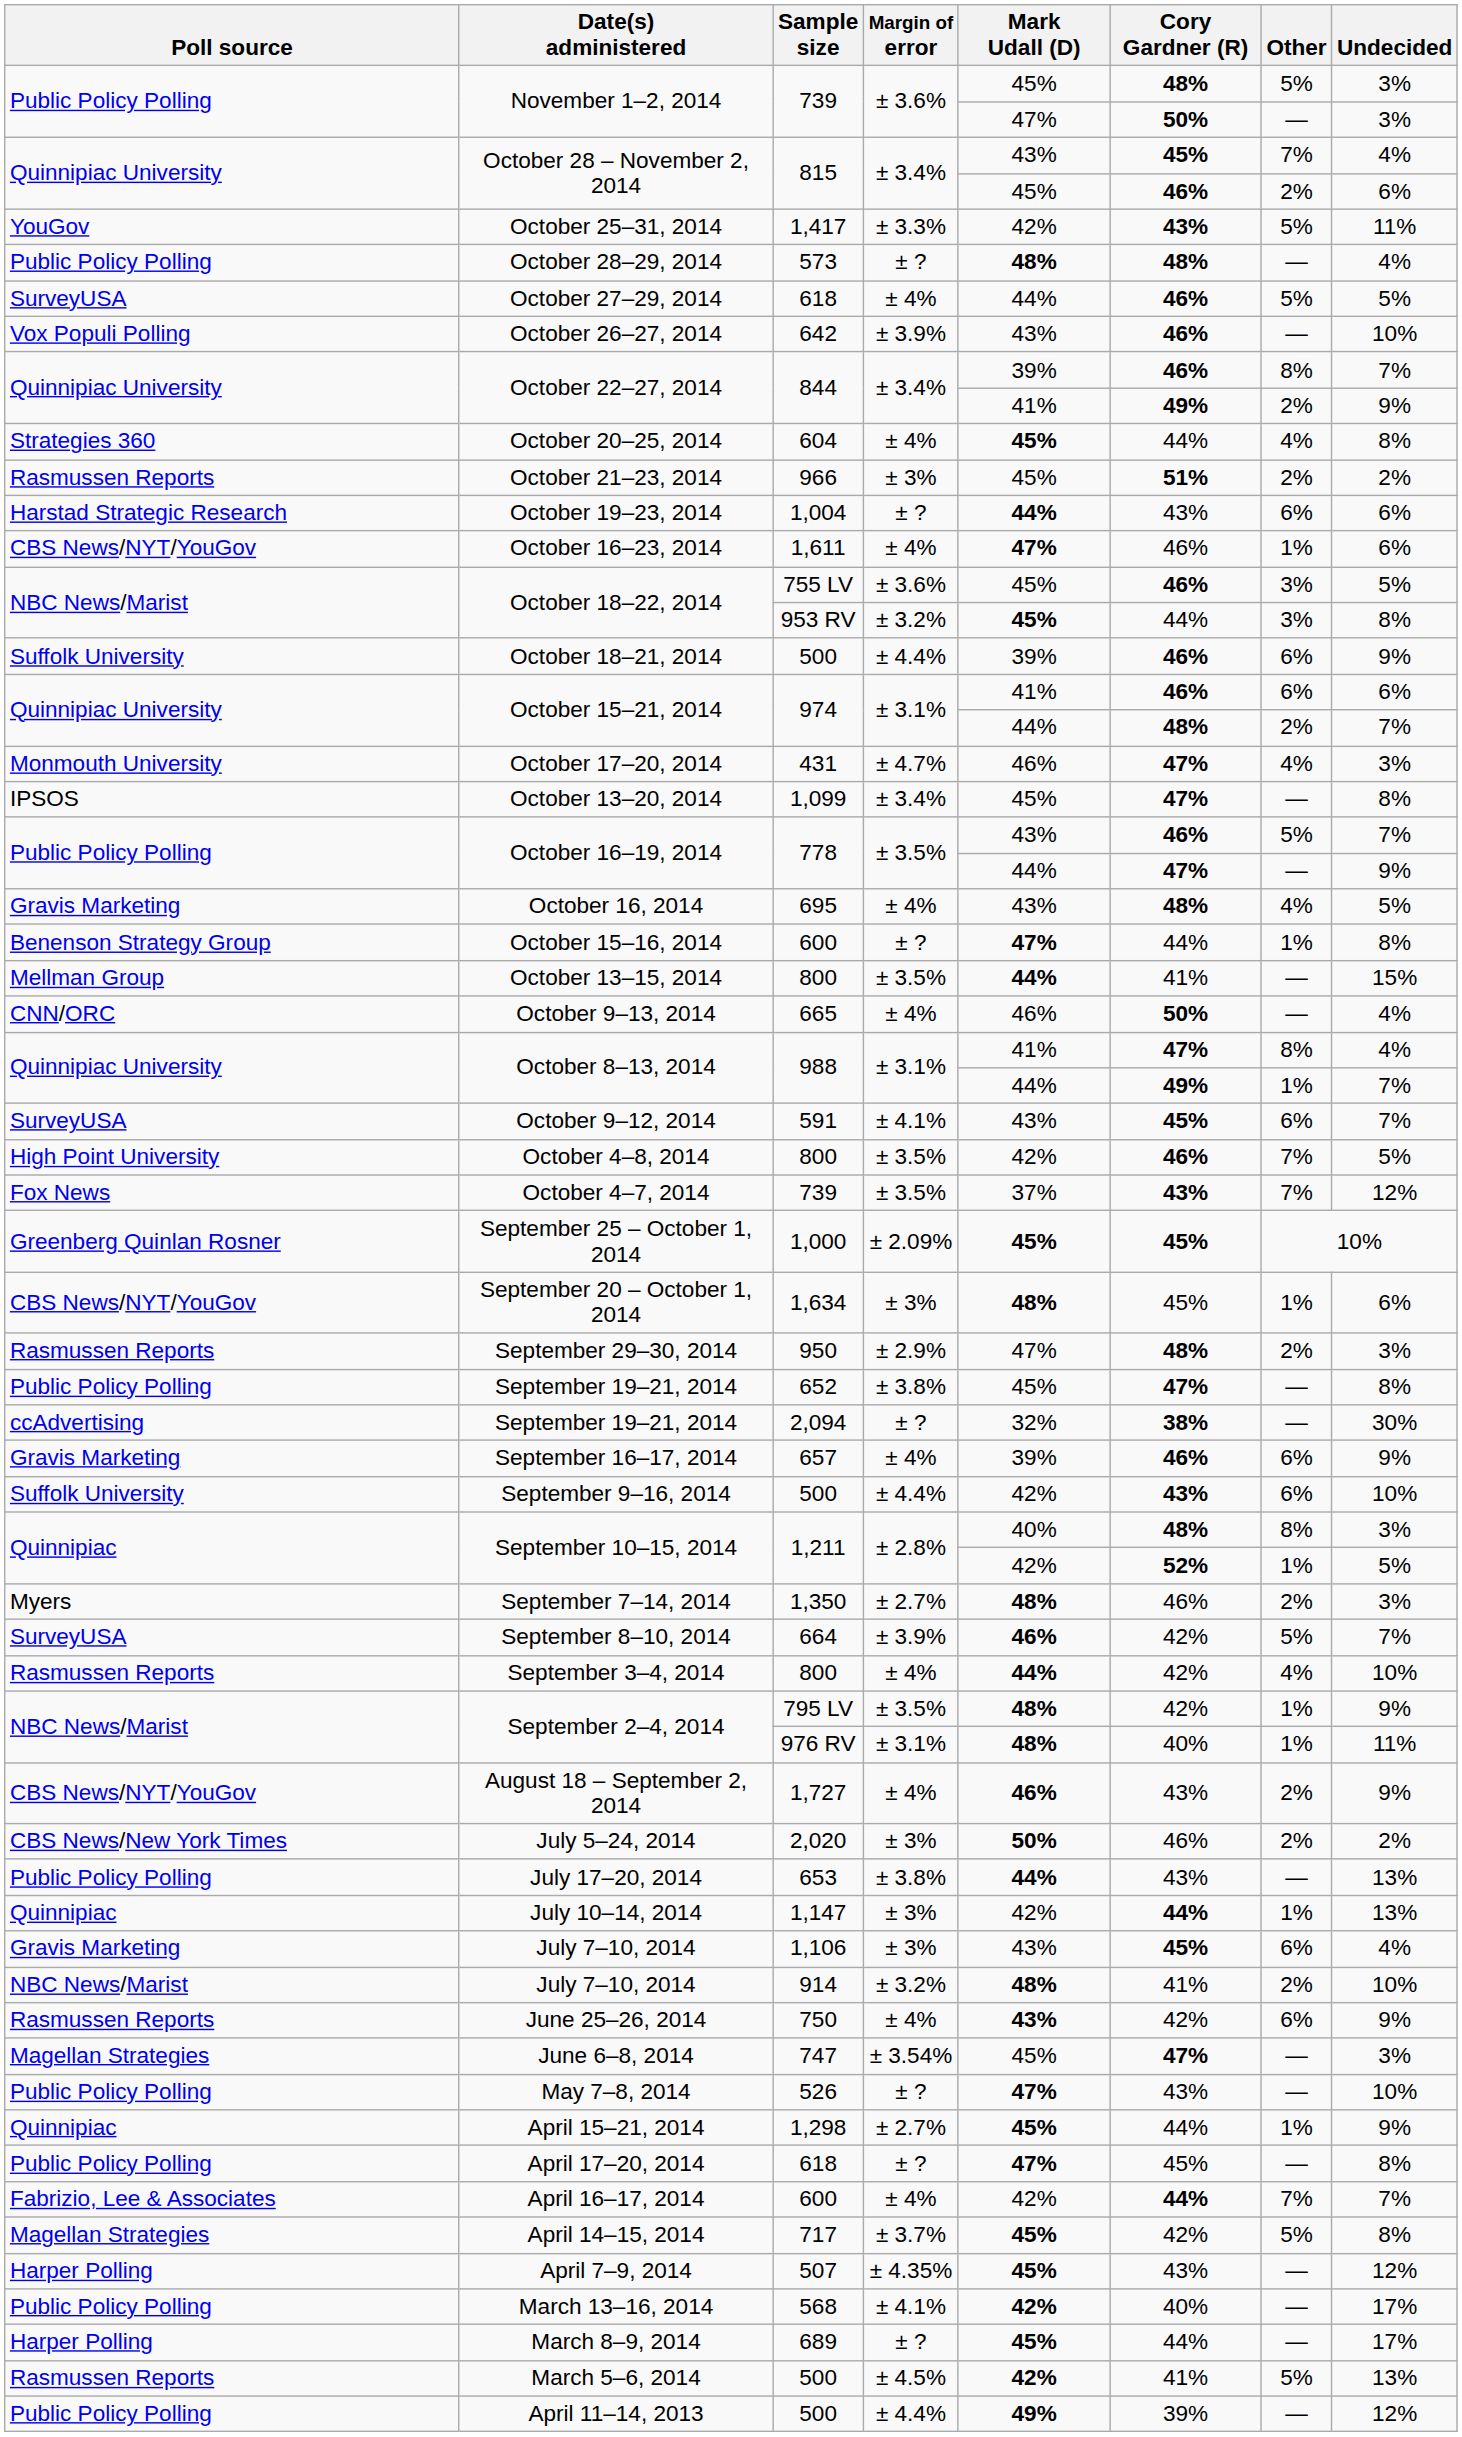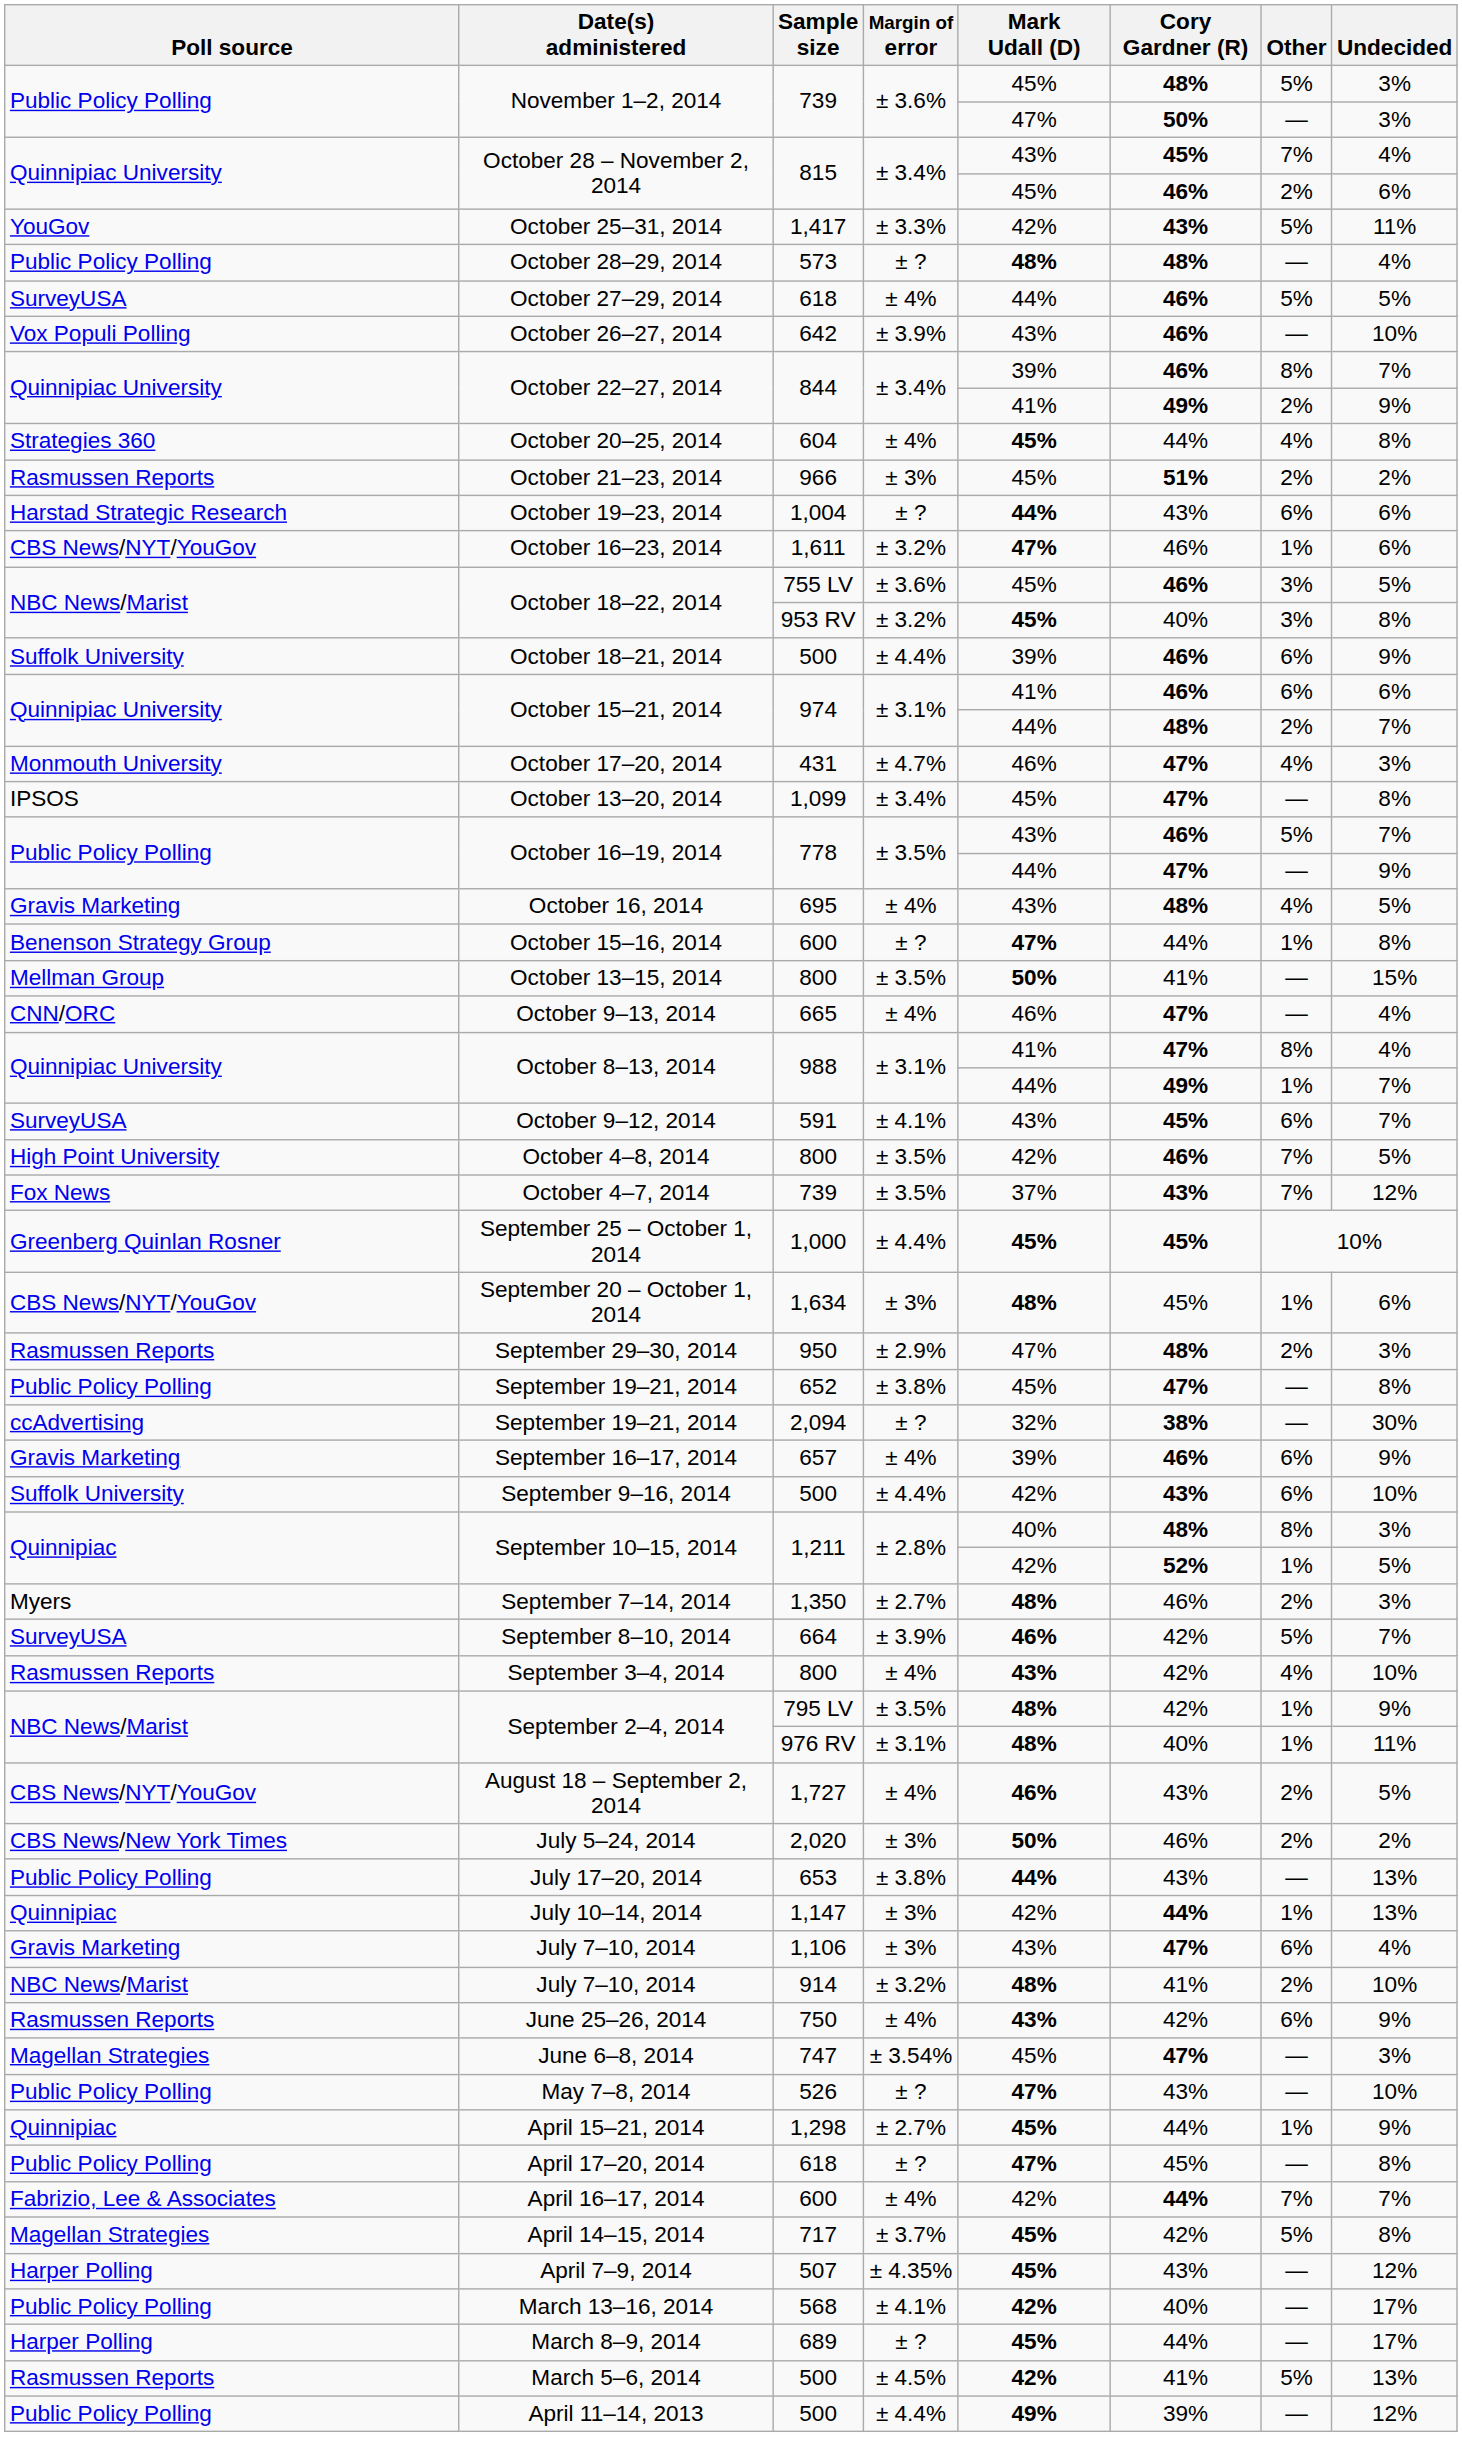(911, 548) ± 4% -> (911, 548) ± 3.2%
(1186, 620) 44% -> (1186, 620) 40%
(1034, 978) 44% -> (1034, 978) 50%
(1186, 1013) 50% -> (1186, 1013) 47%
(911, 1241) ± 2.09% -> (911, 1241) ± 4.4%
(1034, 1672) 44% -> (1034, 1672) 43%
(1395, 1792) 9% -> (1395, 1792) 5%
(1186, 1948) 45% -> (1186, 1948) 47%
